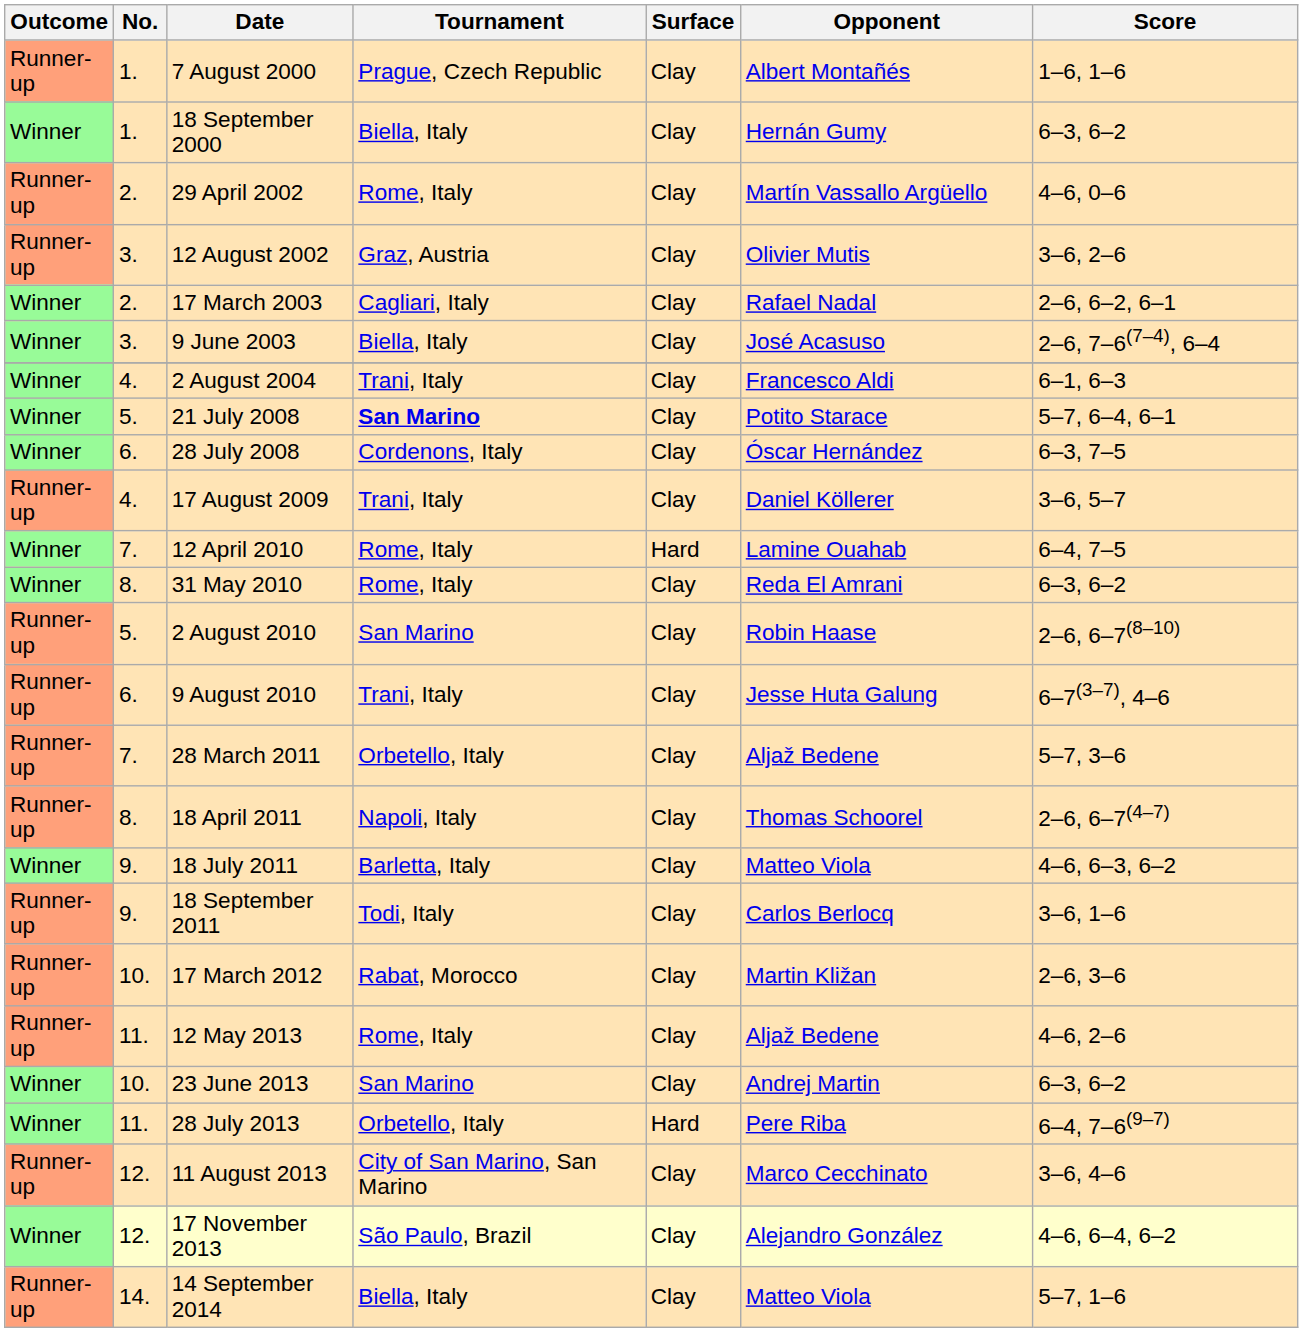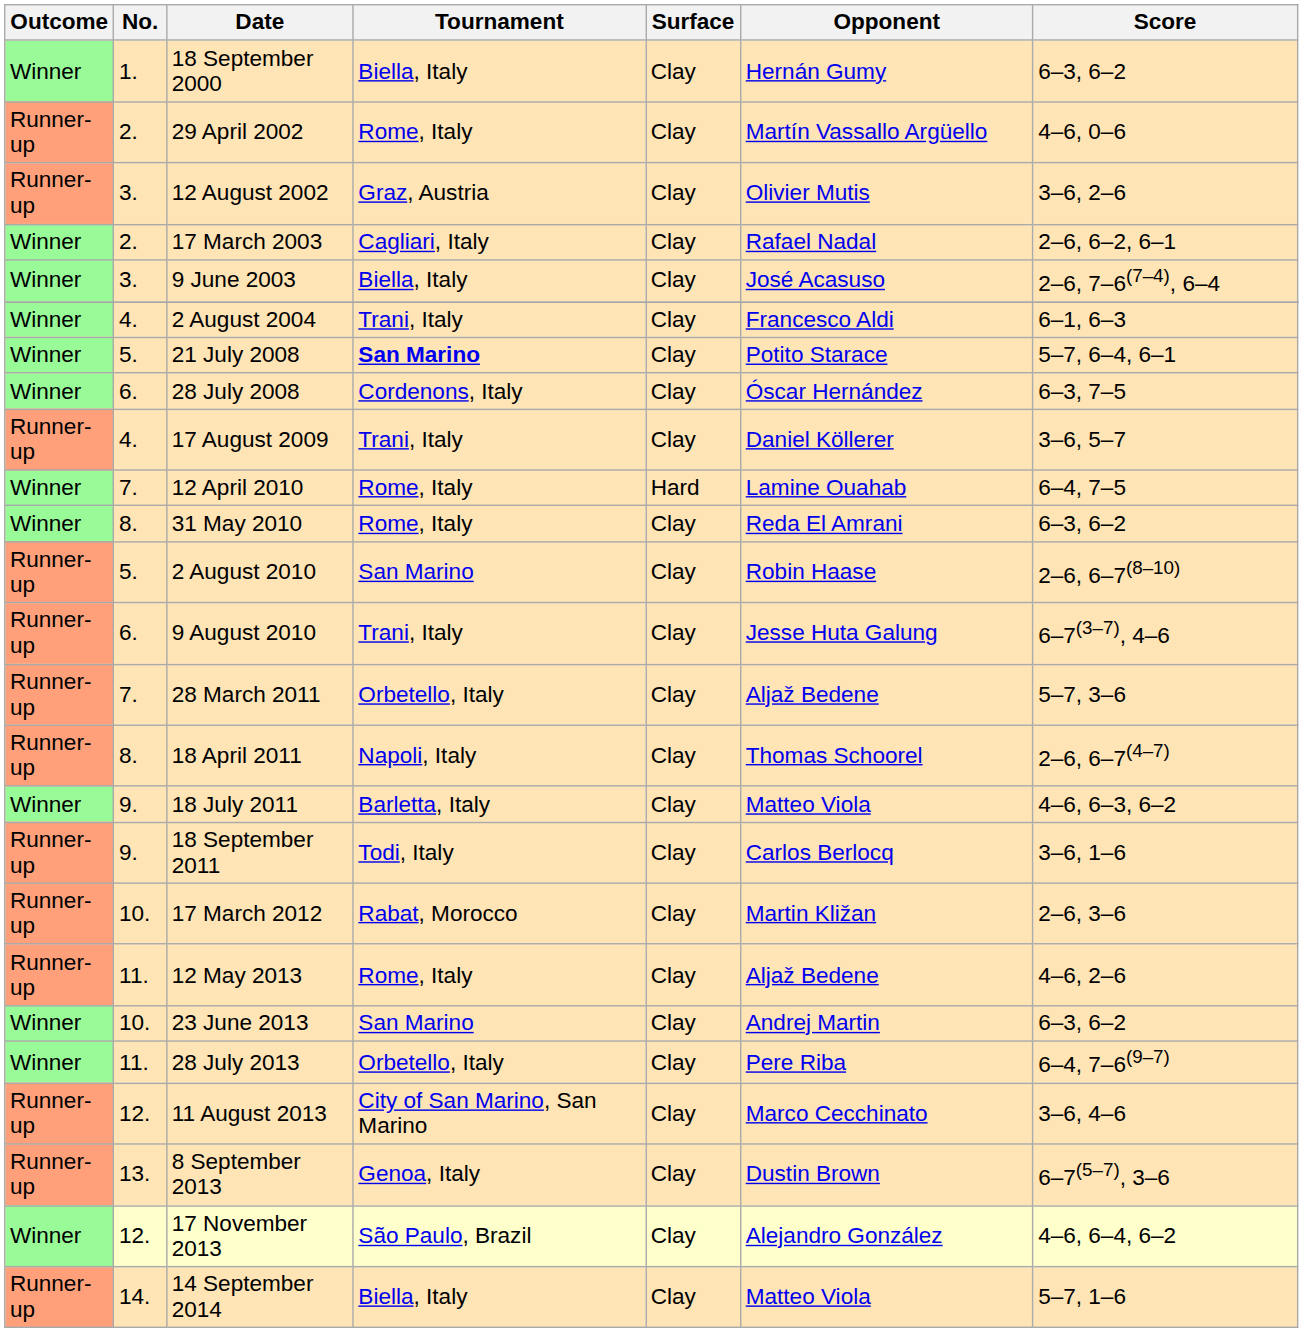- row: (244, 70)
(675, 1123) Hard -> (673, 1062) Clay
+ row: (236, 1174)
